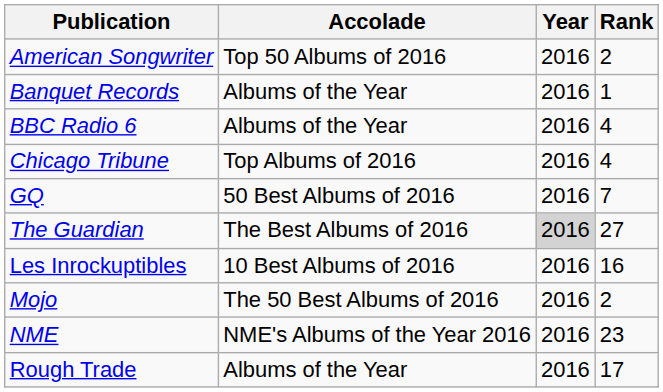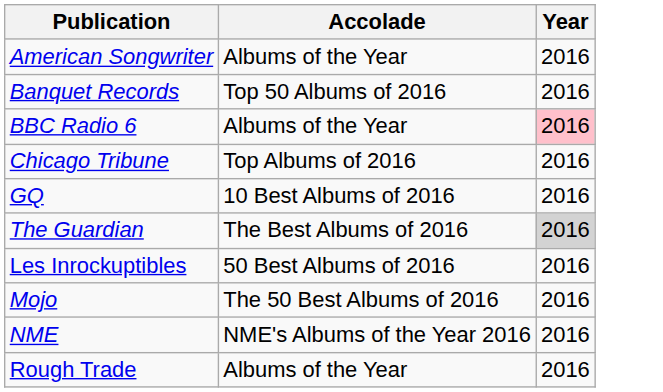- column: (627, 21)
(335, 56) Top 50 Albums of 2016 -> (315, 56) Albums of the Year
(315, 91) Albums of the Year -> (335, 91) Top 50 Albums of 2016
(565, 126) no background -> (565, 126) pink background
(339, 195) 50 Best Albums of 2016 -> (339, 195) 10 Best Albums of 2016
(339, 265) 10 Best Albums of 2016 -> (339, 265) 50 Best Albums of 2016
